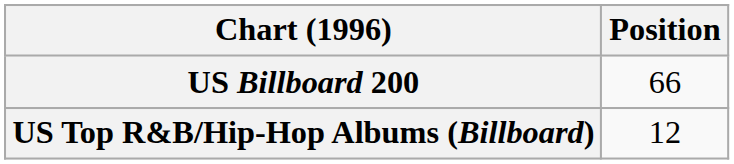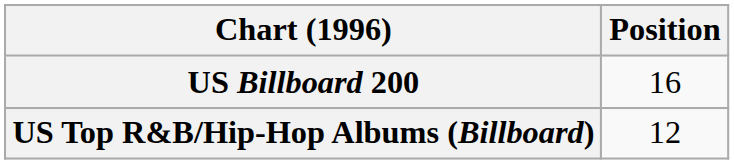(665, 81) 66 -> (665, 81) 16
